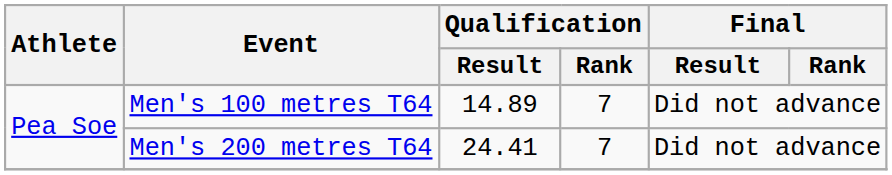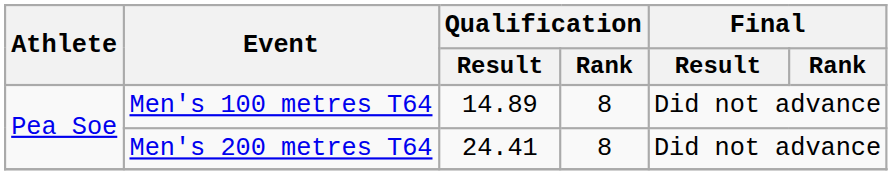(604, 106) 7 -> (604, 106) 8
(604, 149) 7 -> (604, 149) 8
